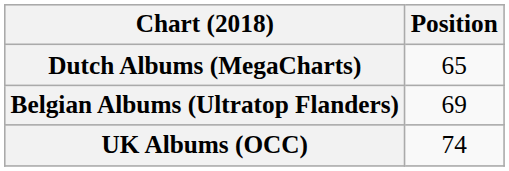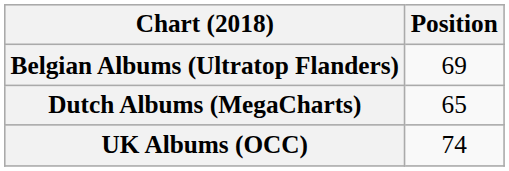rows swapped: (205, 104) <-> (205, 64)
